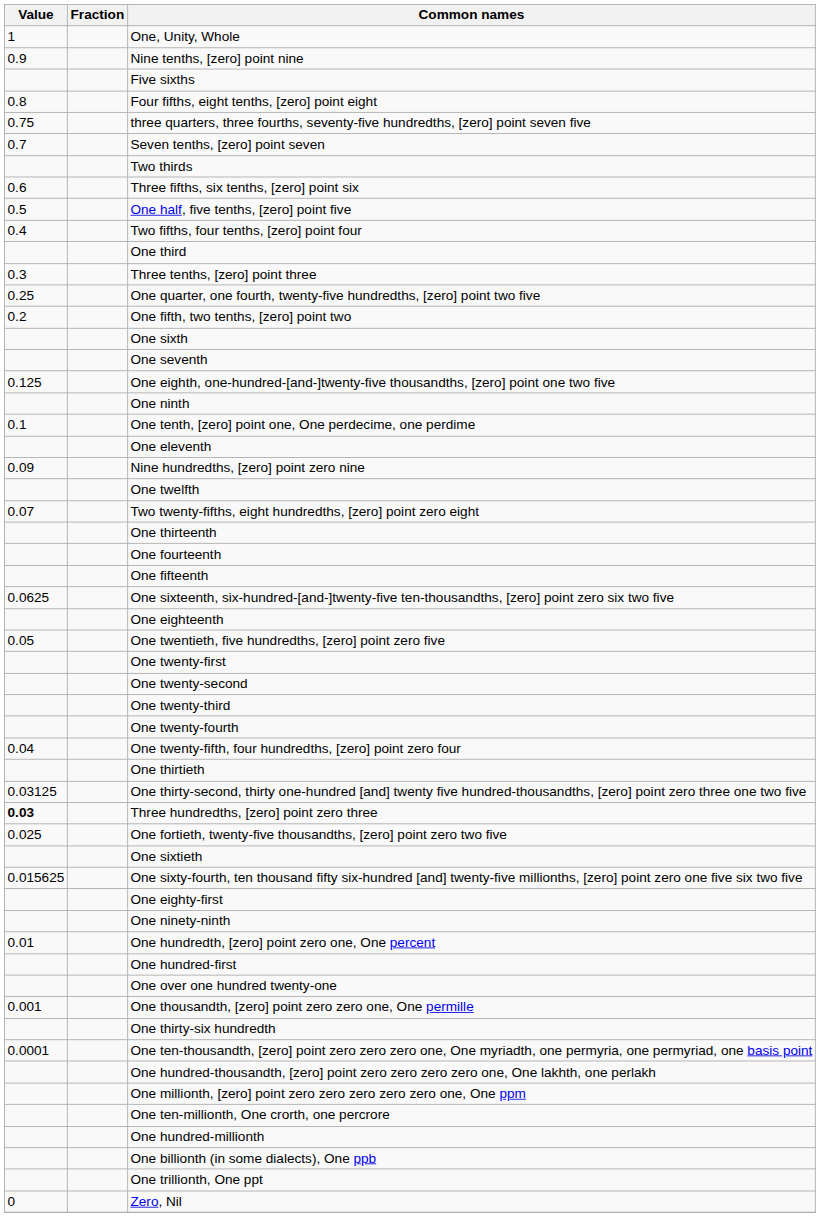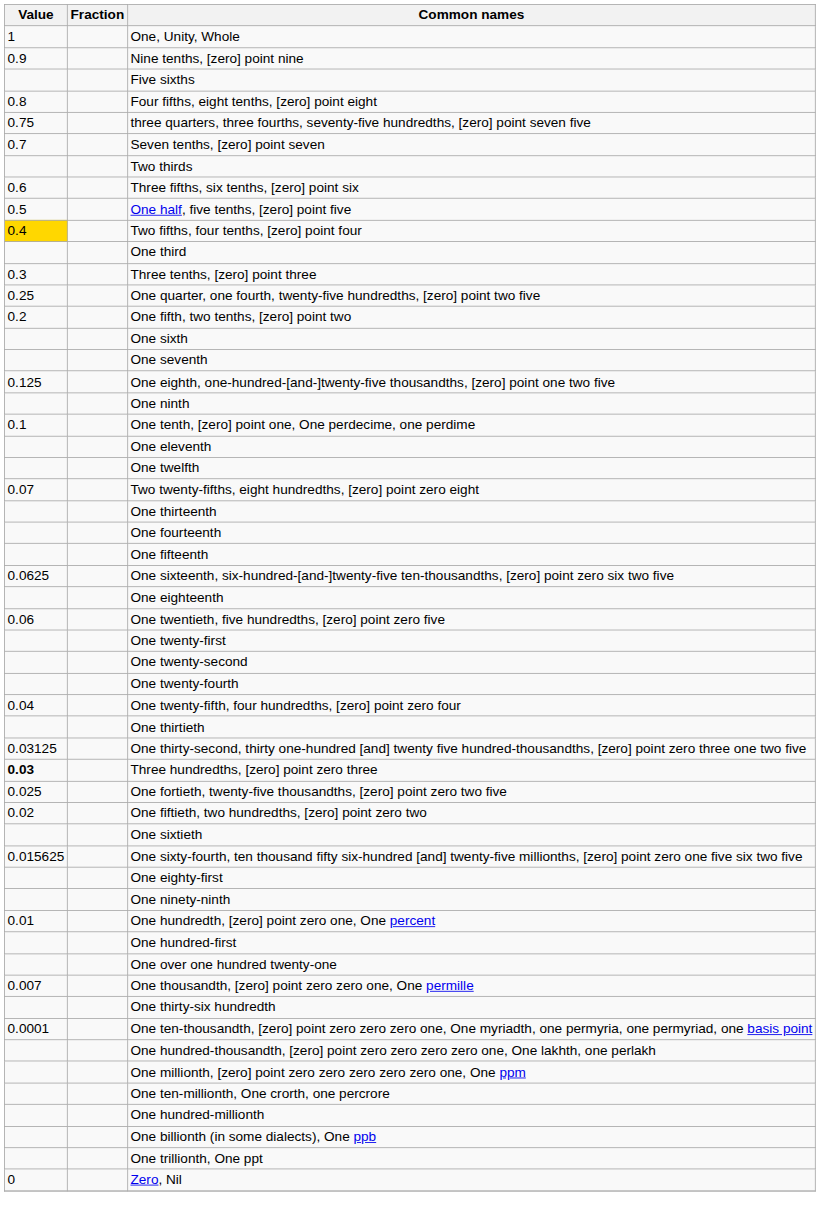(17, 230) no background -> (17, 230) gold background
- row: (248, 468)
(21, 640) 0.05 -> (21, 619) 0.06
- row: (180, 705)
+ row: (279, 813)
(25, 1007) 0.001 -> (25, 985) 0.007
